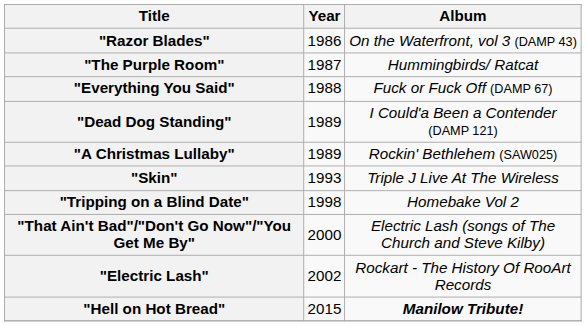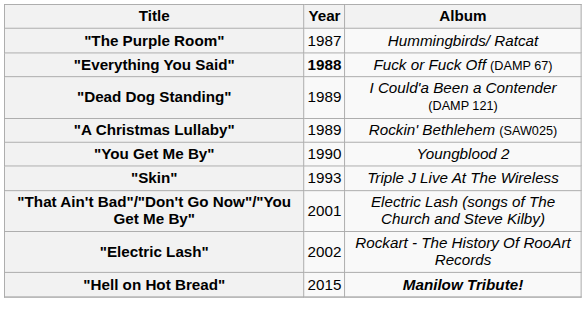- row: (154, 40)
(324, 88) normal -> (324, 64) bold
+ row: (154, 154)
- row: (154, 202)
(324, 235) 2000 -> (324, 210) 2001
